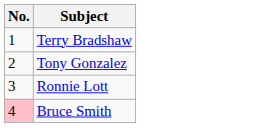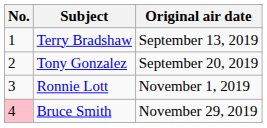+ column: (198, 16)
